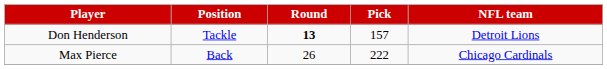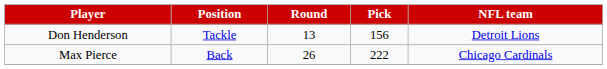(309, 34) bold -> (309, 34) normal
(379, 34) 157 -> (379, 34) 156
